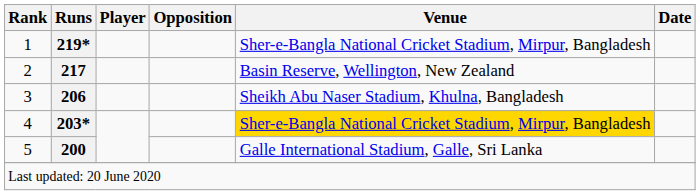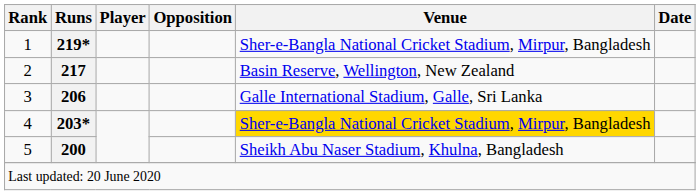(402, 96) Sheikh Abu Naser Stadium, Khulna, Bangladesh -> (391, 96) Galle International Stadium, Galle, Sri Lanka
(391, 149) Galle International Stadium, Galle, Sri Lanka -> (402, 149) Sheikh Abu Naser Stadium, Khulna, Bangladesh
